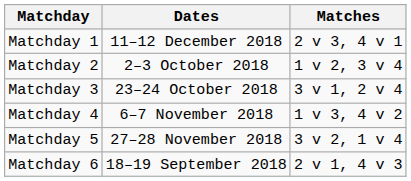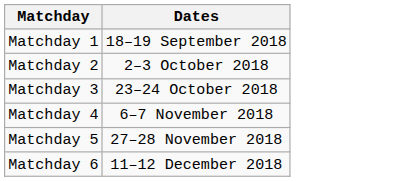- column: (348, 17)
(196, 41) 11–12 December 2018 -> (196, 41) 18–19 September 2018
(196, 164) 18–19 September 2018 -> (196, 164) 11–12 December 2018
